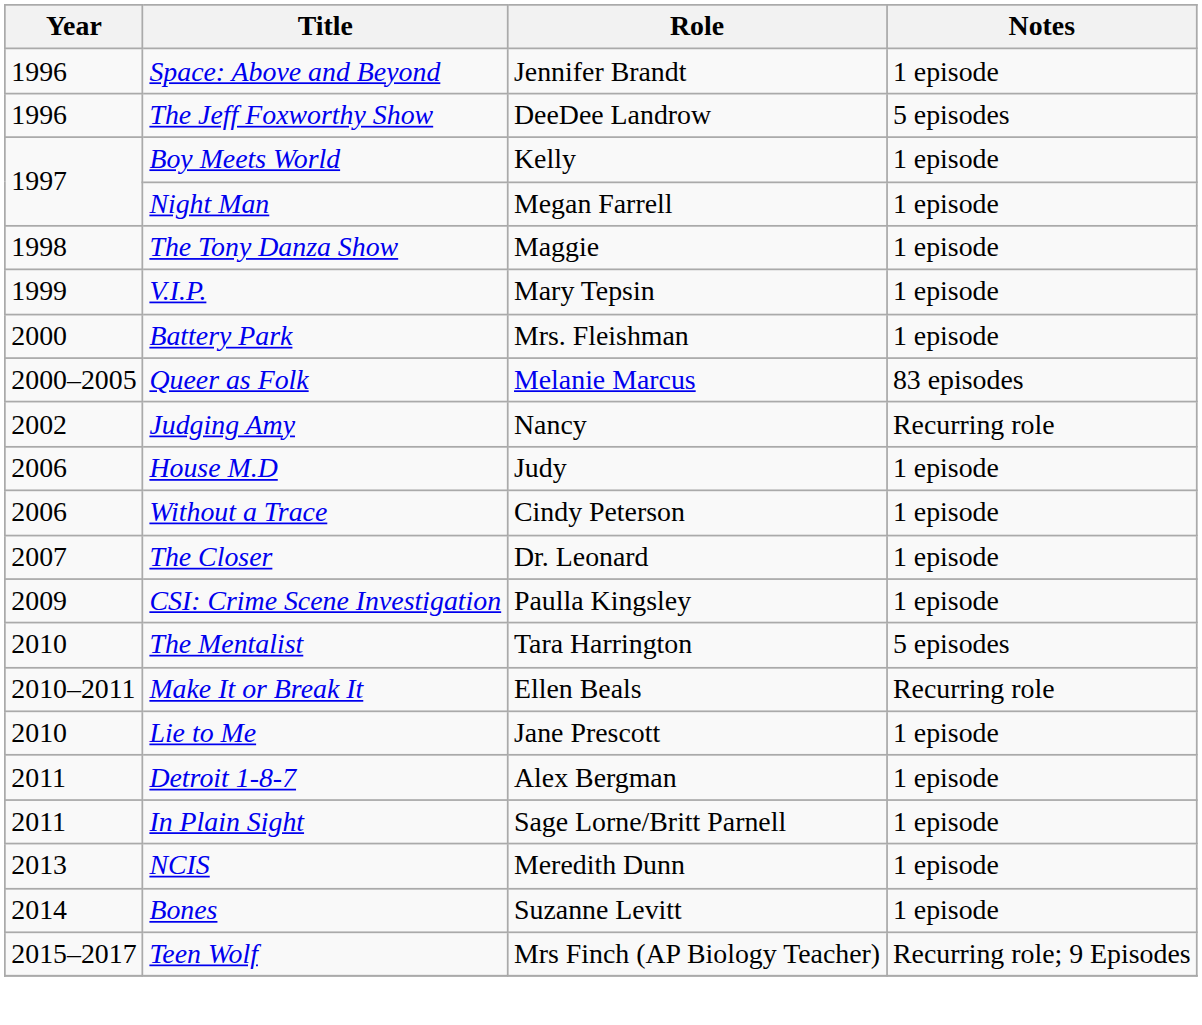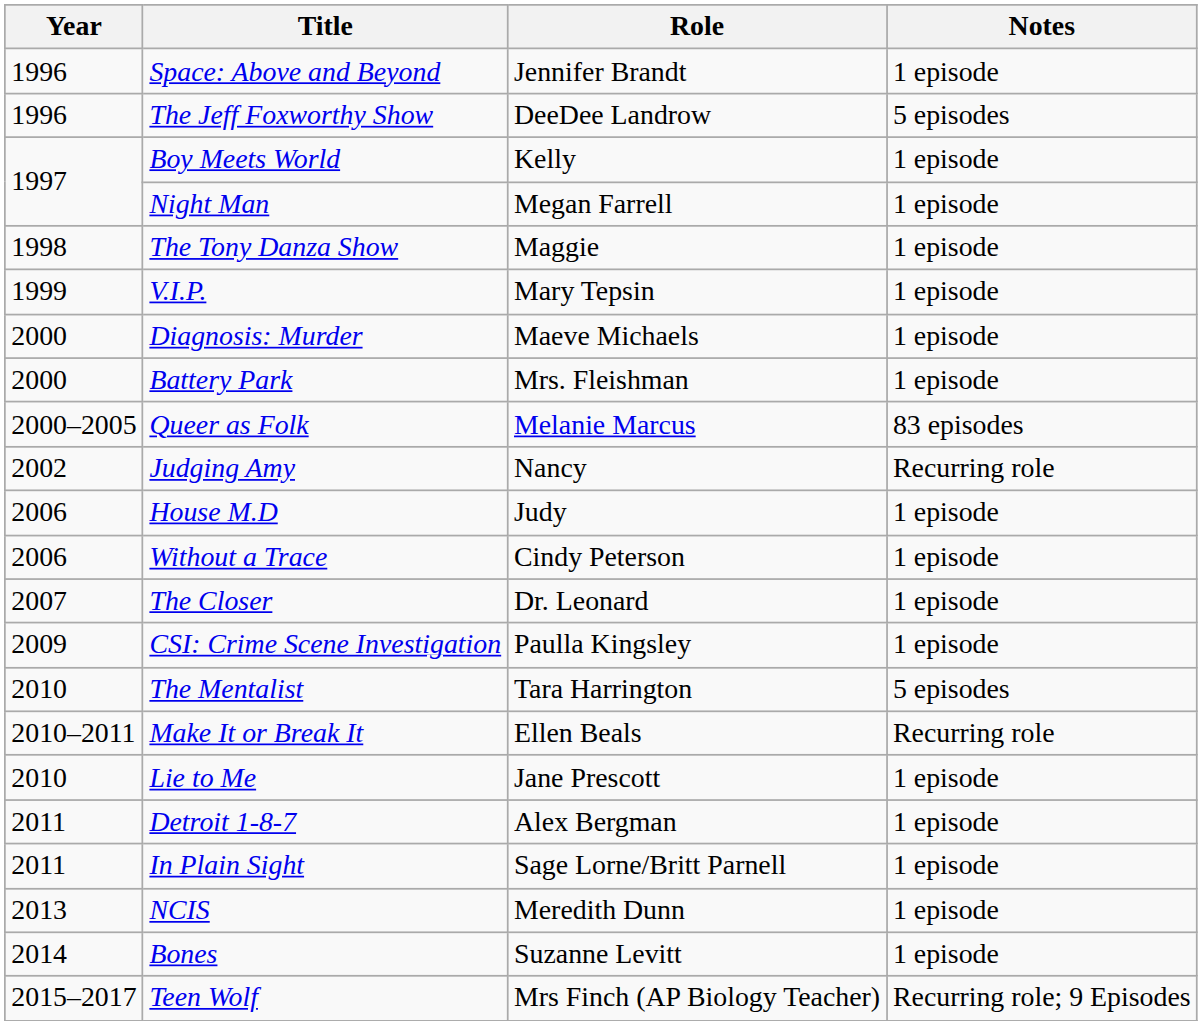+ row: (256, 335)
